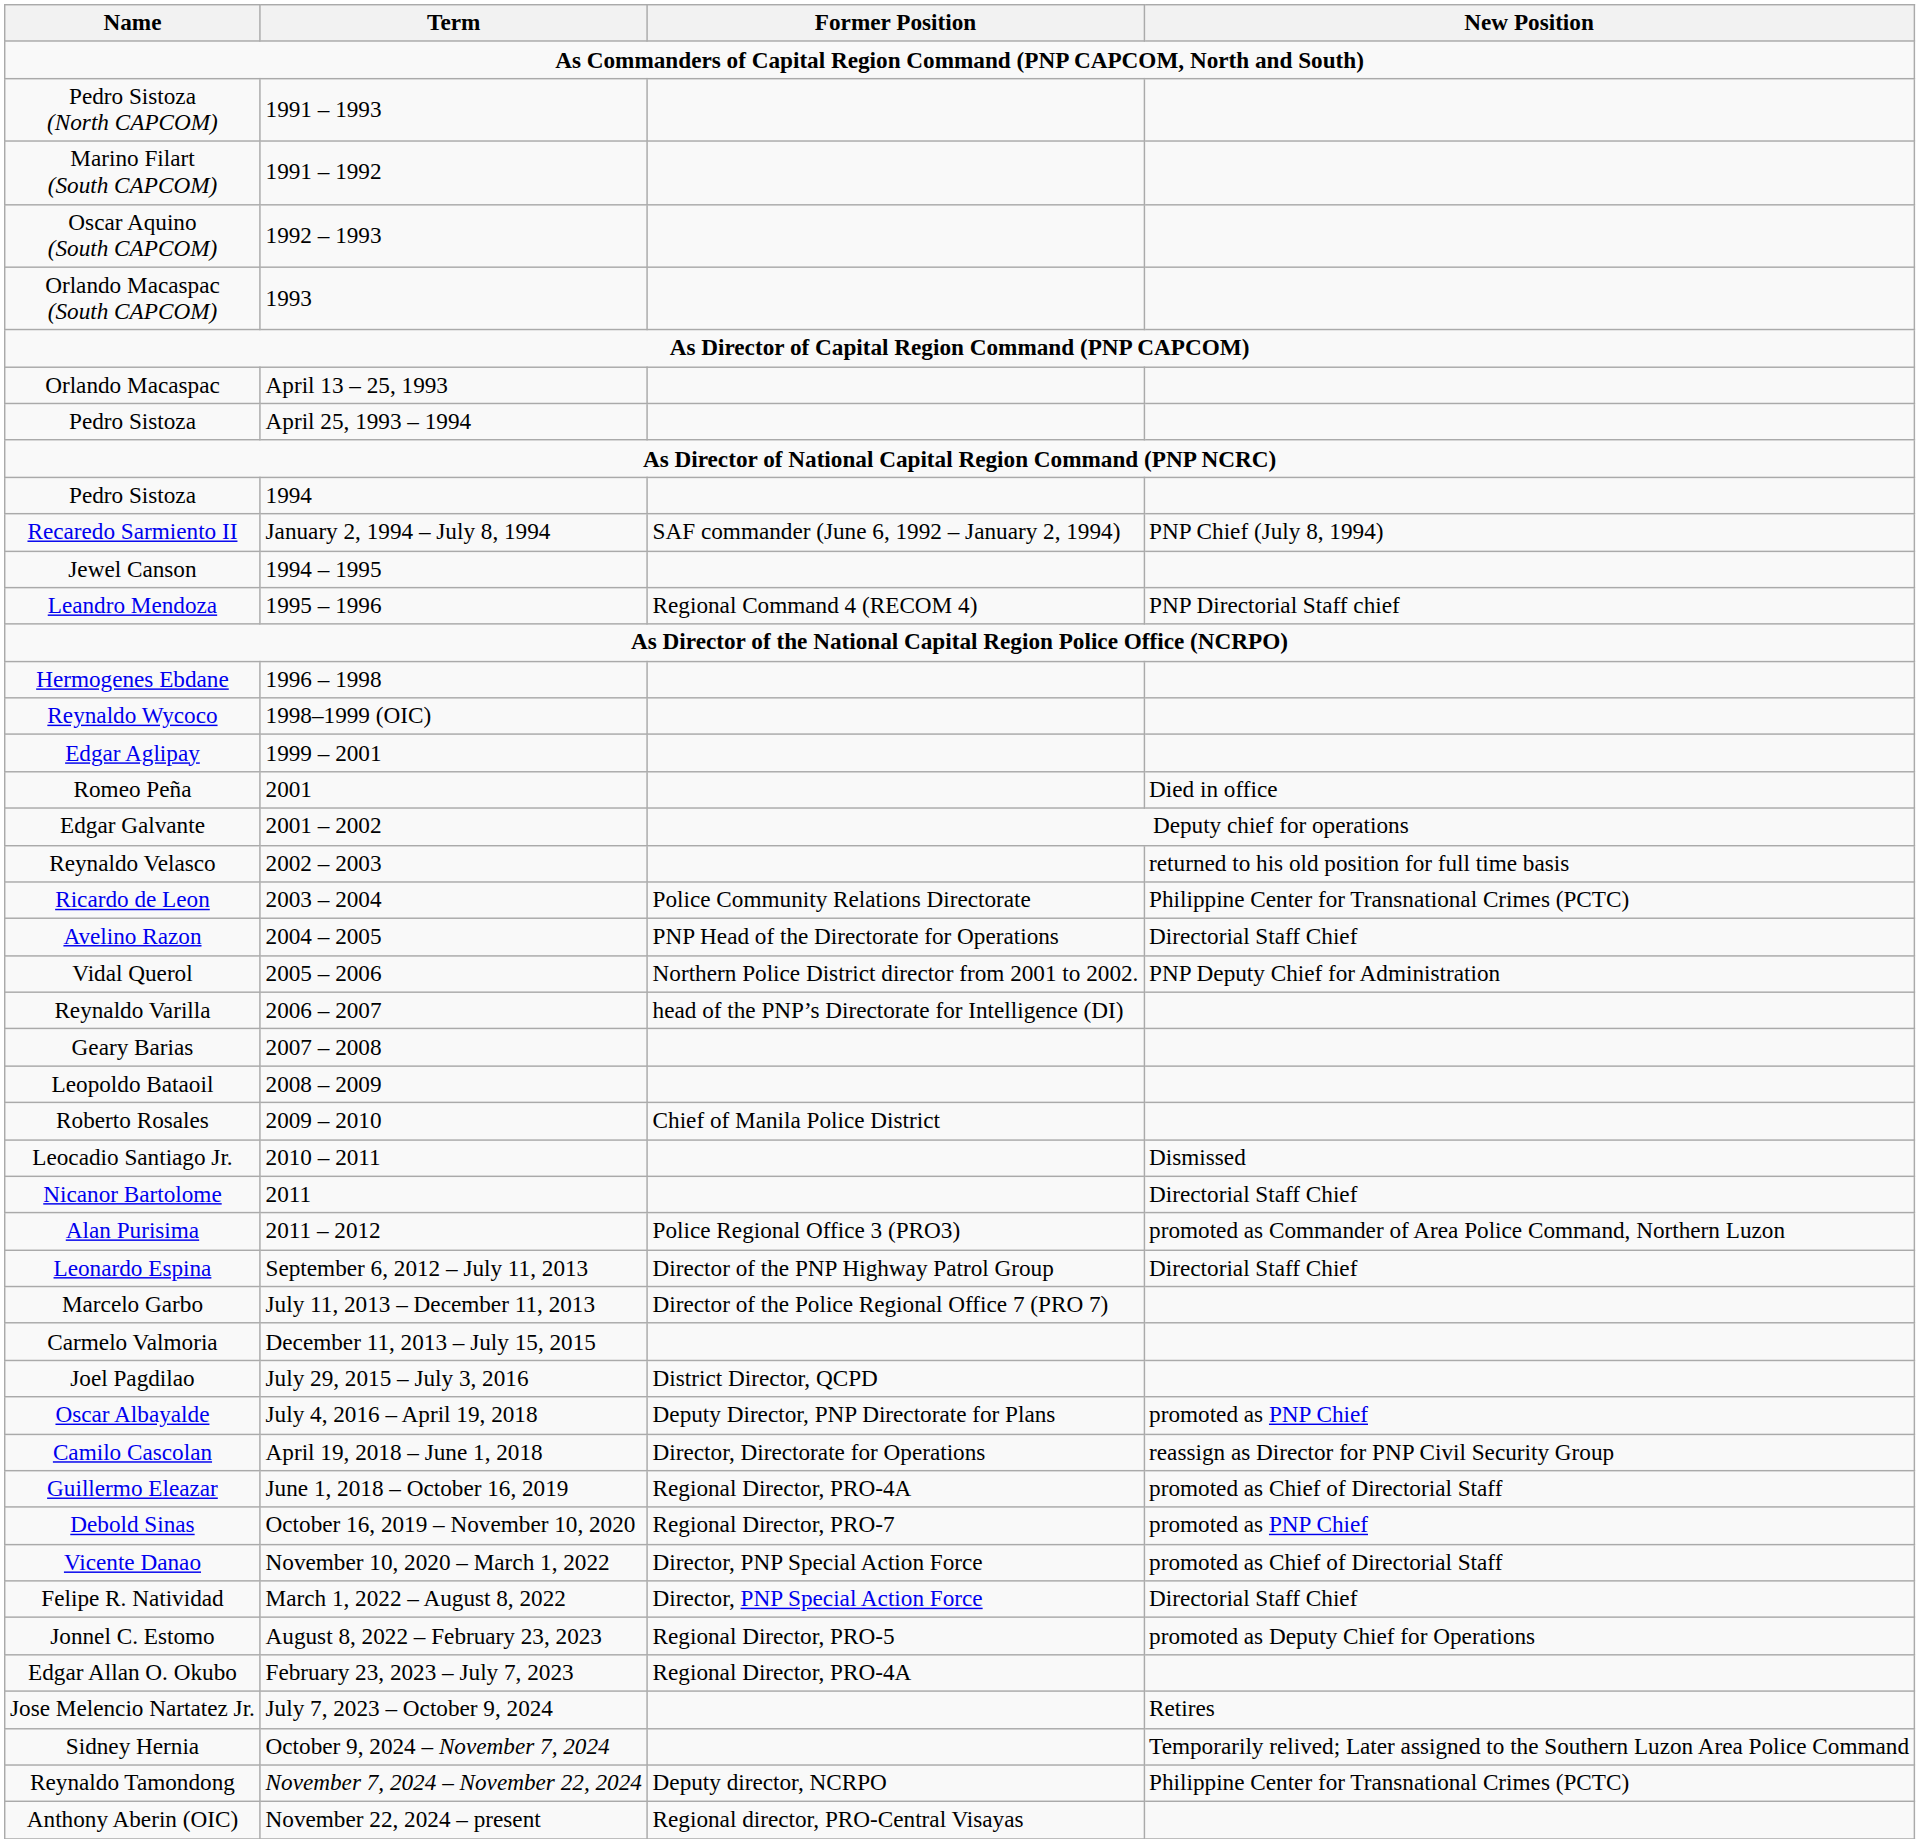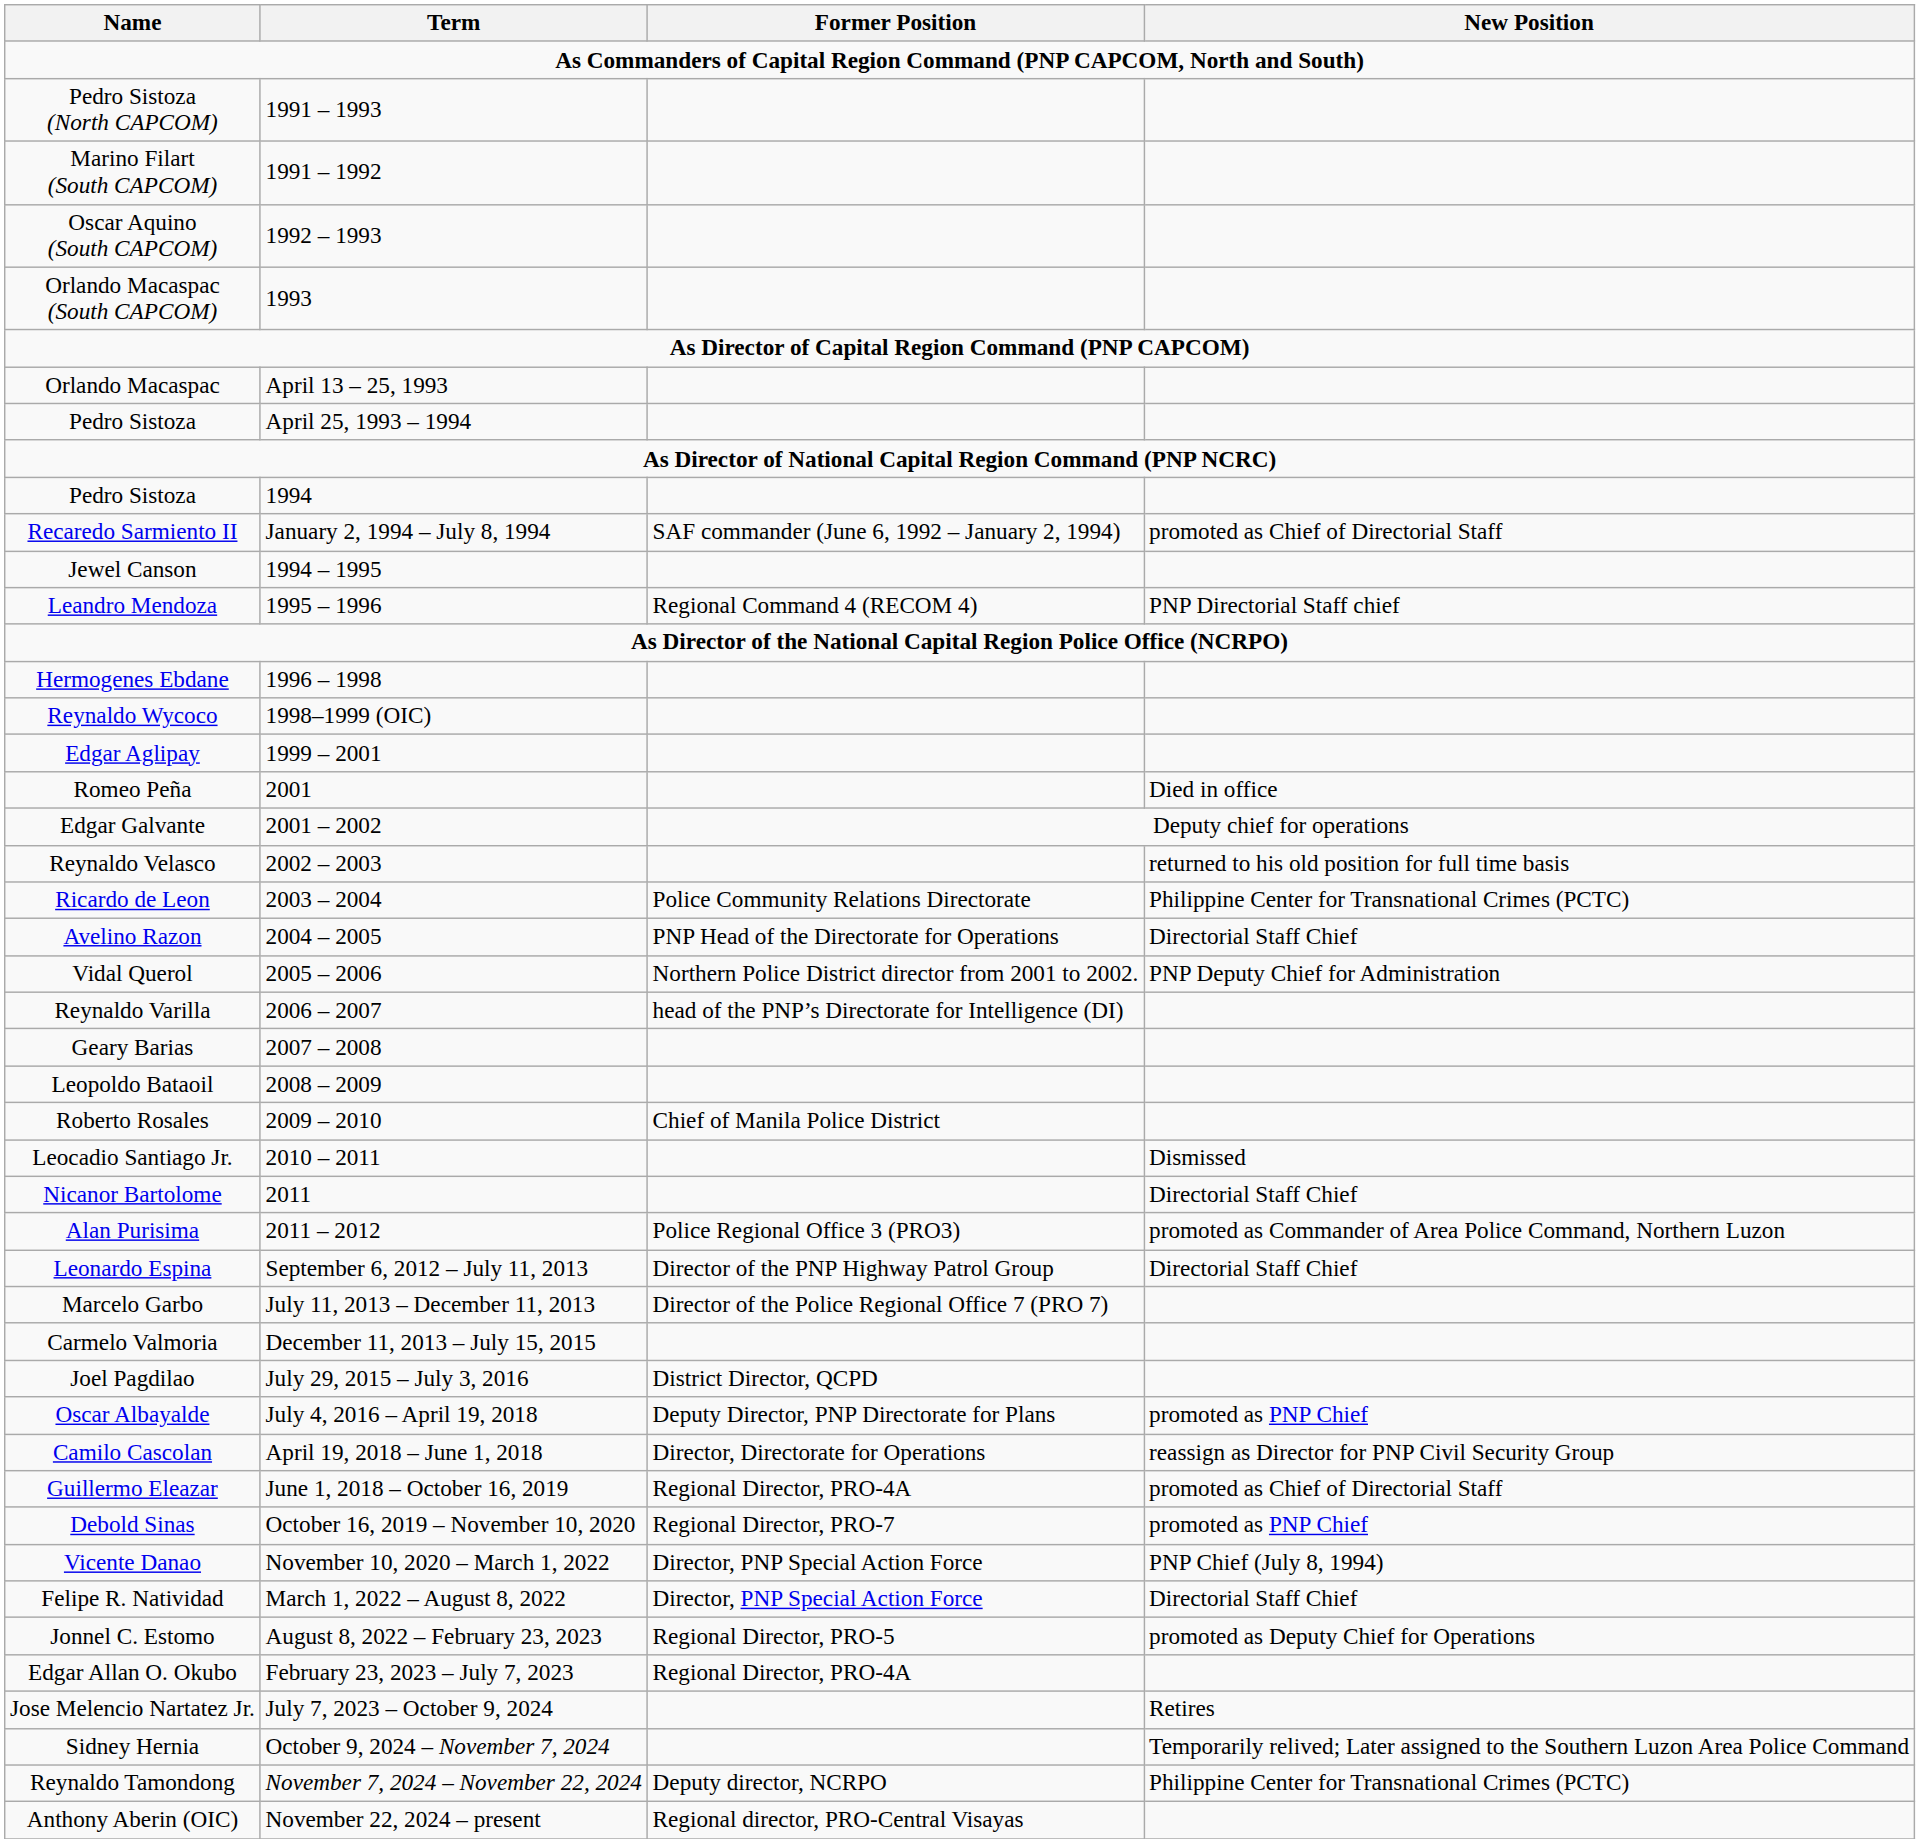(1266, 532) PNP Chief (July 8, 1994) -> (1326, 532) promoted as Chief of Directorial Staff
(1326, 1562) promoted as Chief of Directorial Staff -> (1266, 1562) PNP Chief (July 8, 1994)
